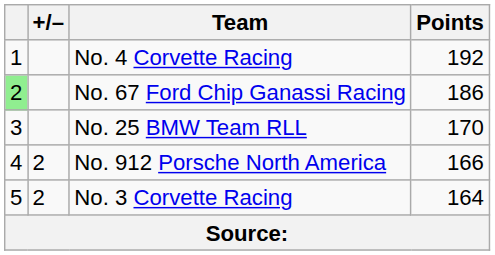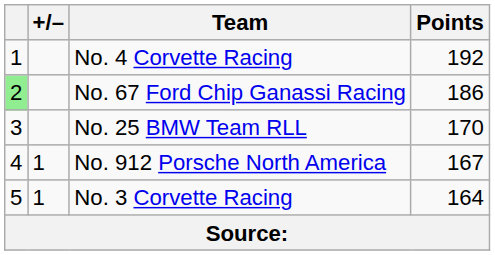(39, 163) 2 -> (39, 163) 1
(465, 163) 166 -> (465, 163) 167
(39, 198) 2 -> (39, 198) 1
